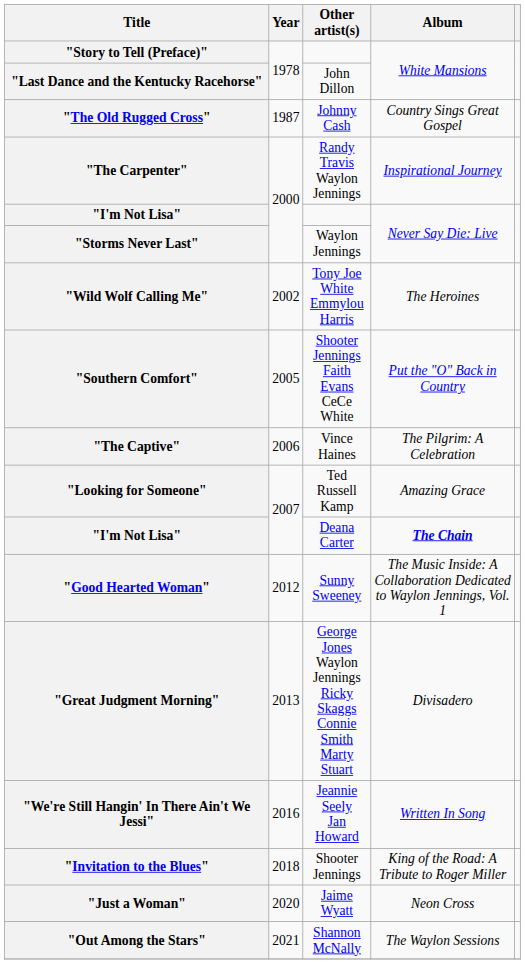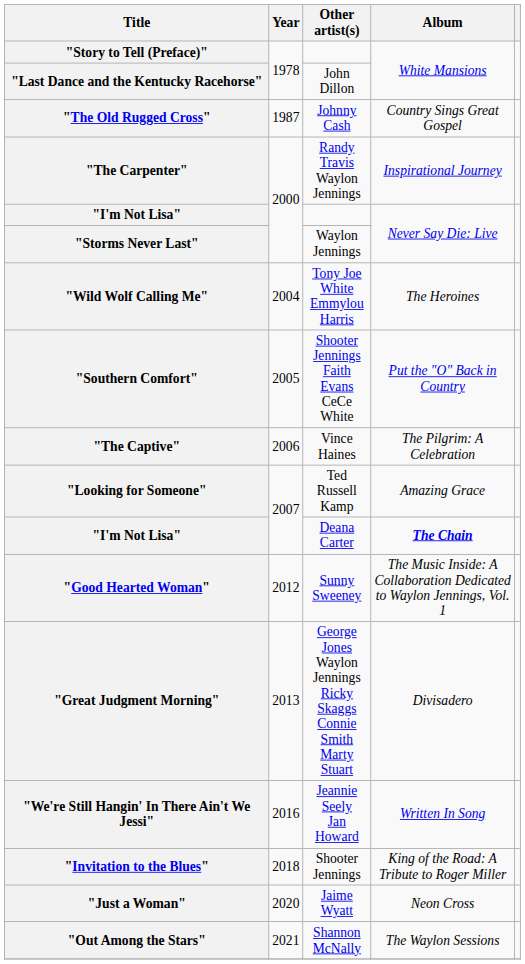(286, 296) 2002 -> (286, 296) 2004
